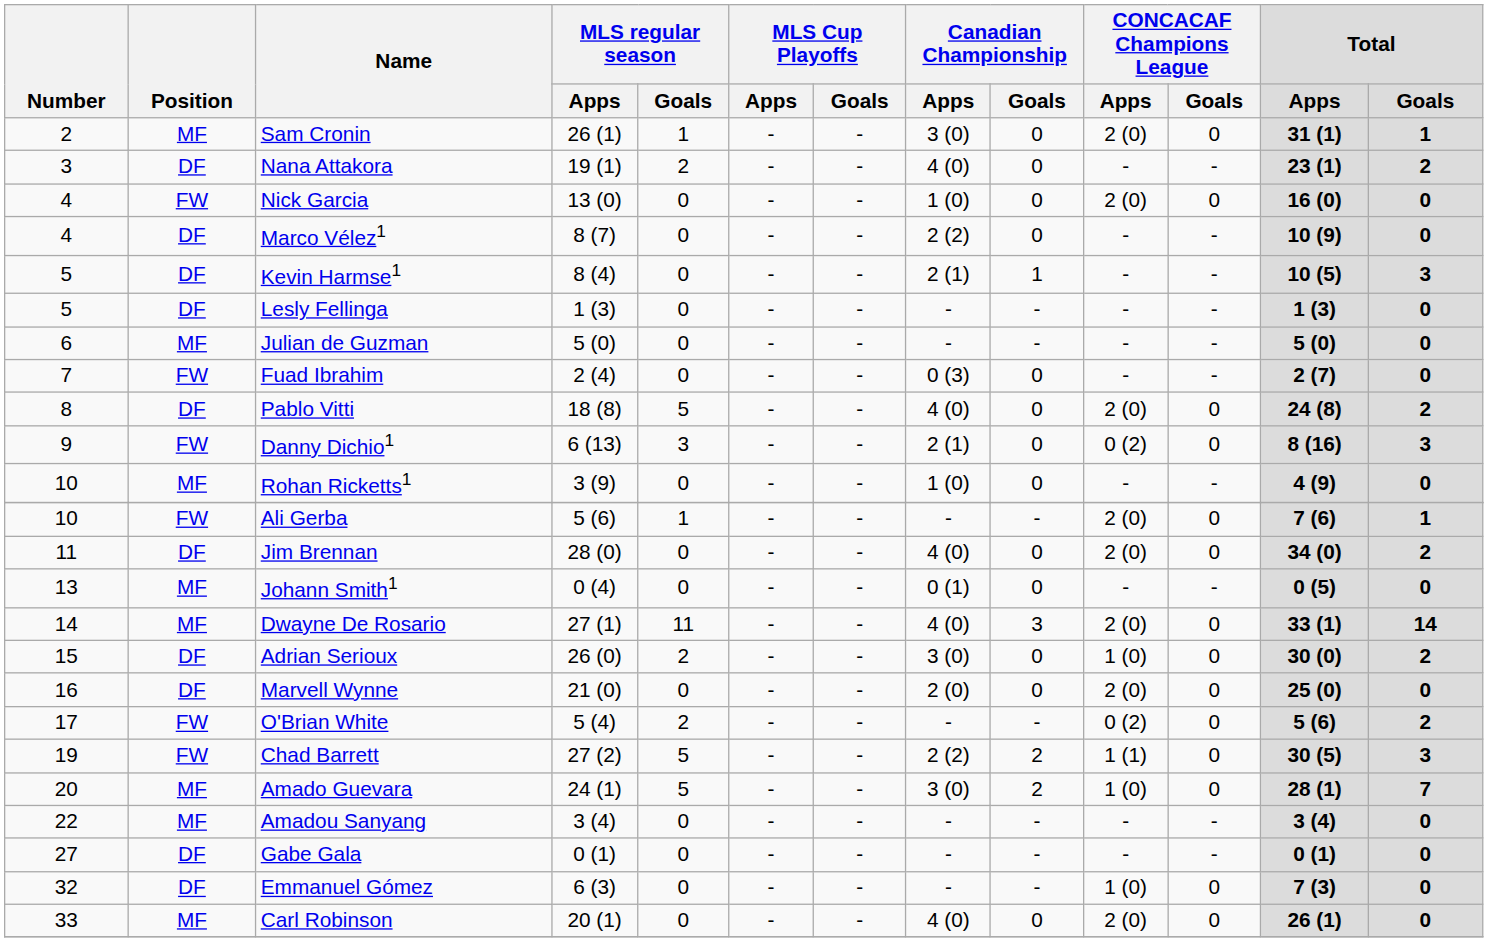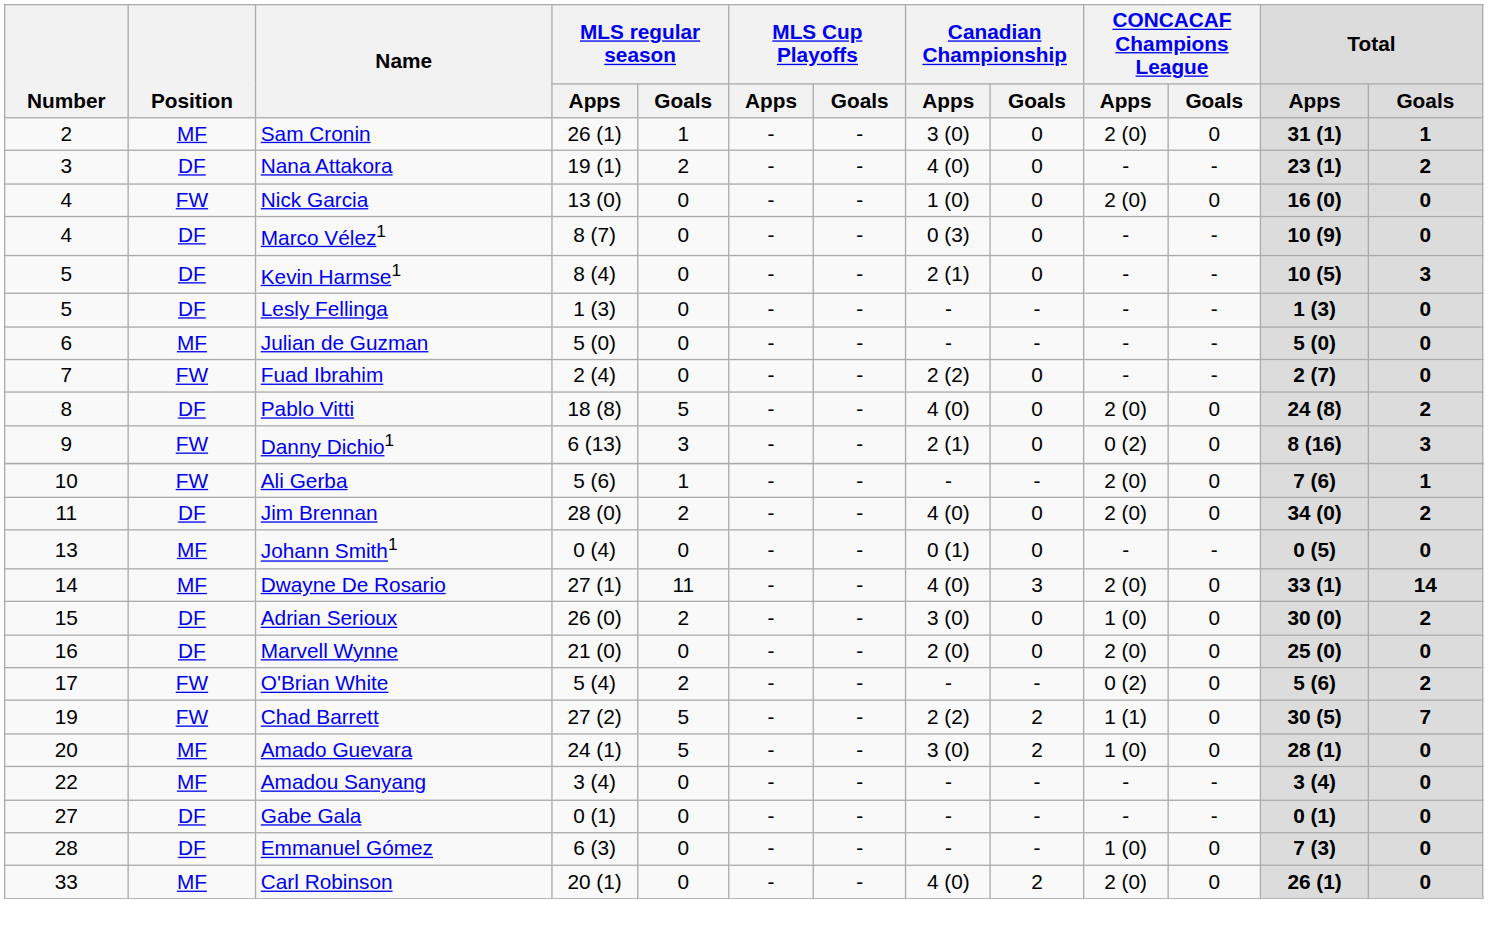(948, 235) 2 (2) -> (948, 235) 0 (3)
(1037, 274) 1 -> (1037, 274) 0
(948, 375) 0 (3) -> (948, 375) 2 (2)
- row: (336, 483)
(683, 552) 0 -> (683, 513) 2
(1425, 755) 3 -> (1425, 717) 7
(1425, 788) 7 -> (1425, 750) 0
(66, 887) 32 -> (66, 849) 28
(1037, 920) 0 -> (1037, 881) 2
